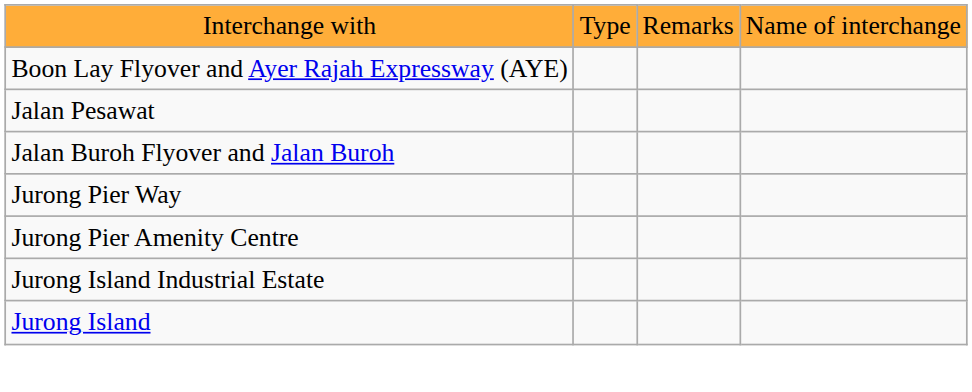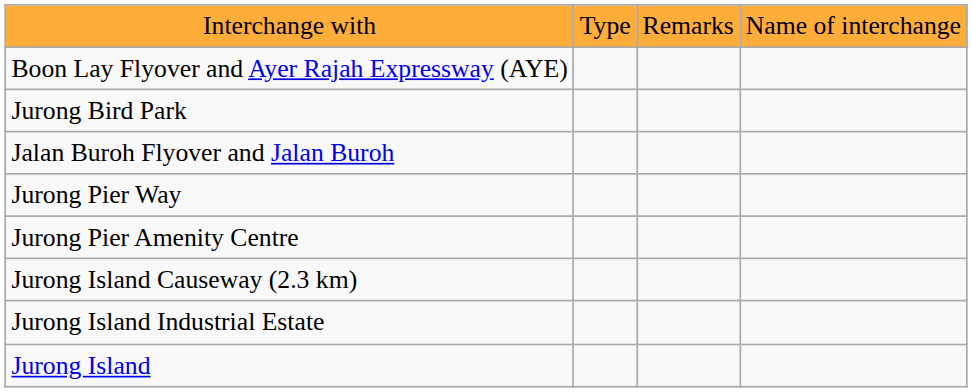- row: (83, 110)
+ row: (99, 110)
+ row: (184, 279)
